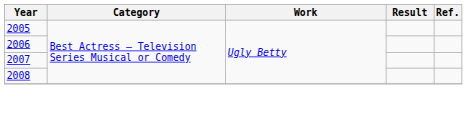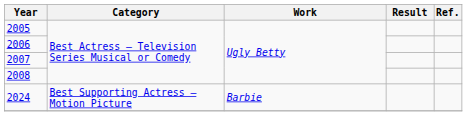+ row: (18, 97)
